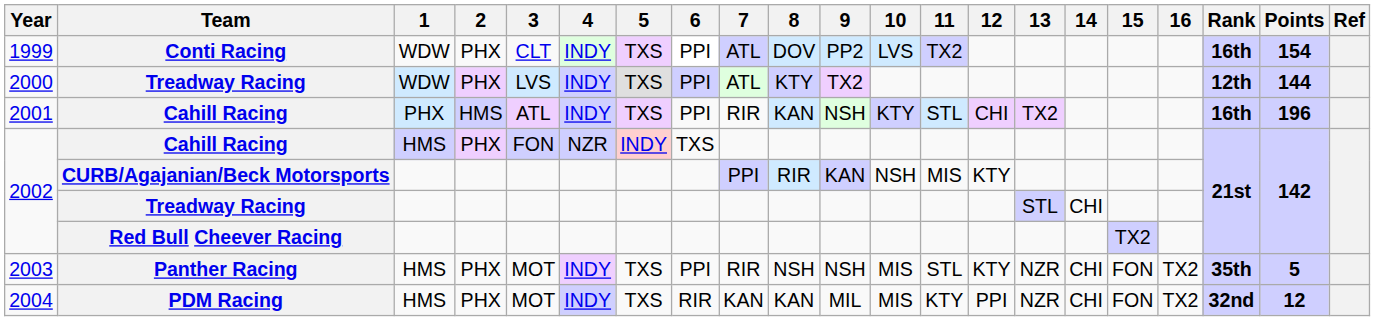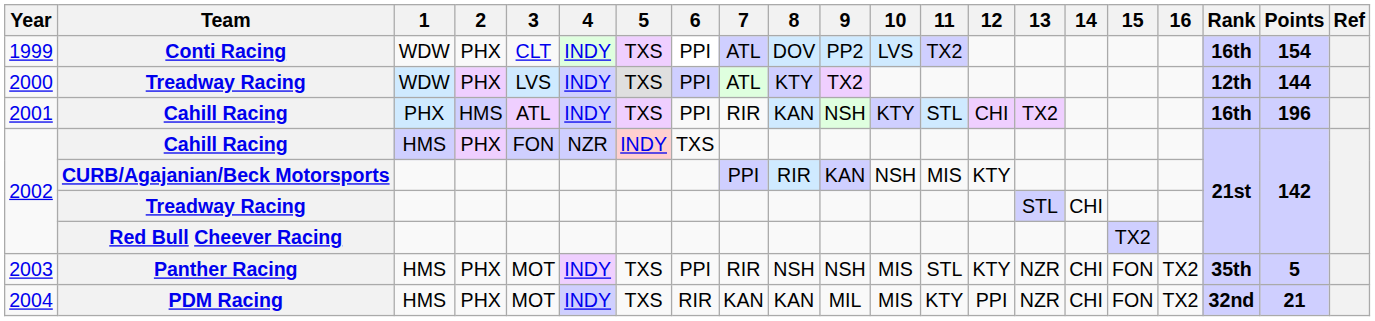(1294, 300) 12 -> (1294, 300) 21
